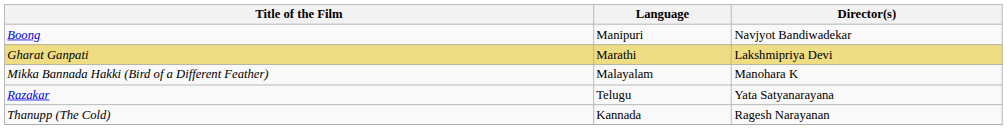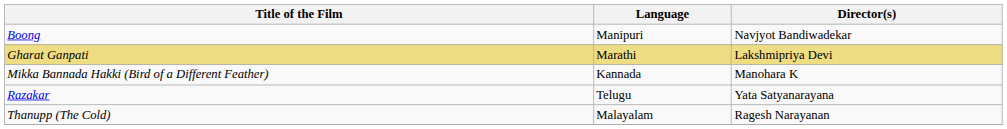(625, 74) Malayalam -> (619, 74) Kannada
(619, 114) Kannada -> (625, 114) Malayalam
